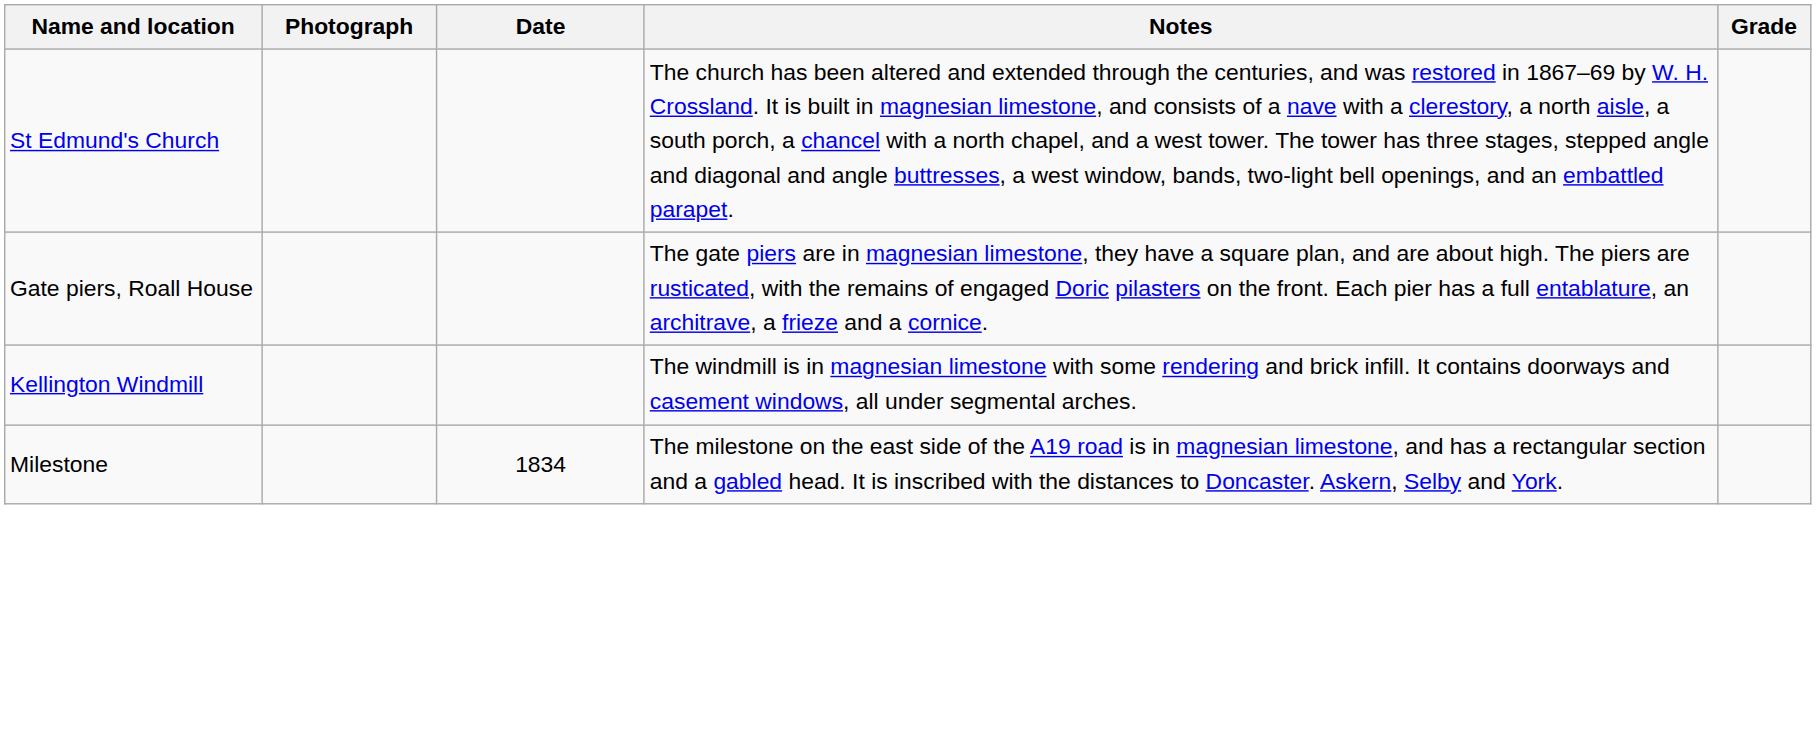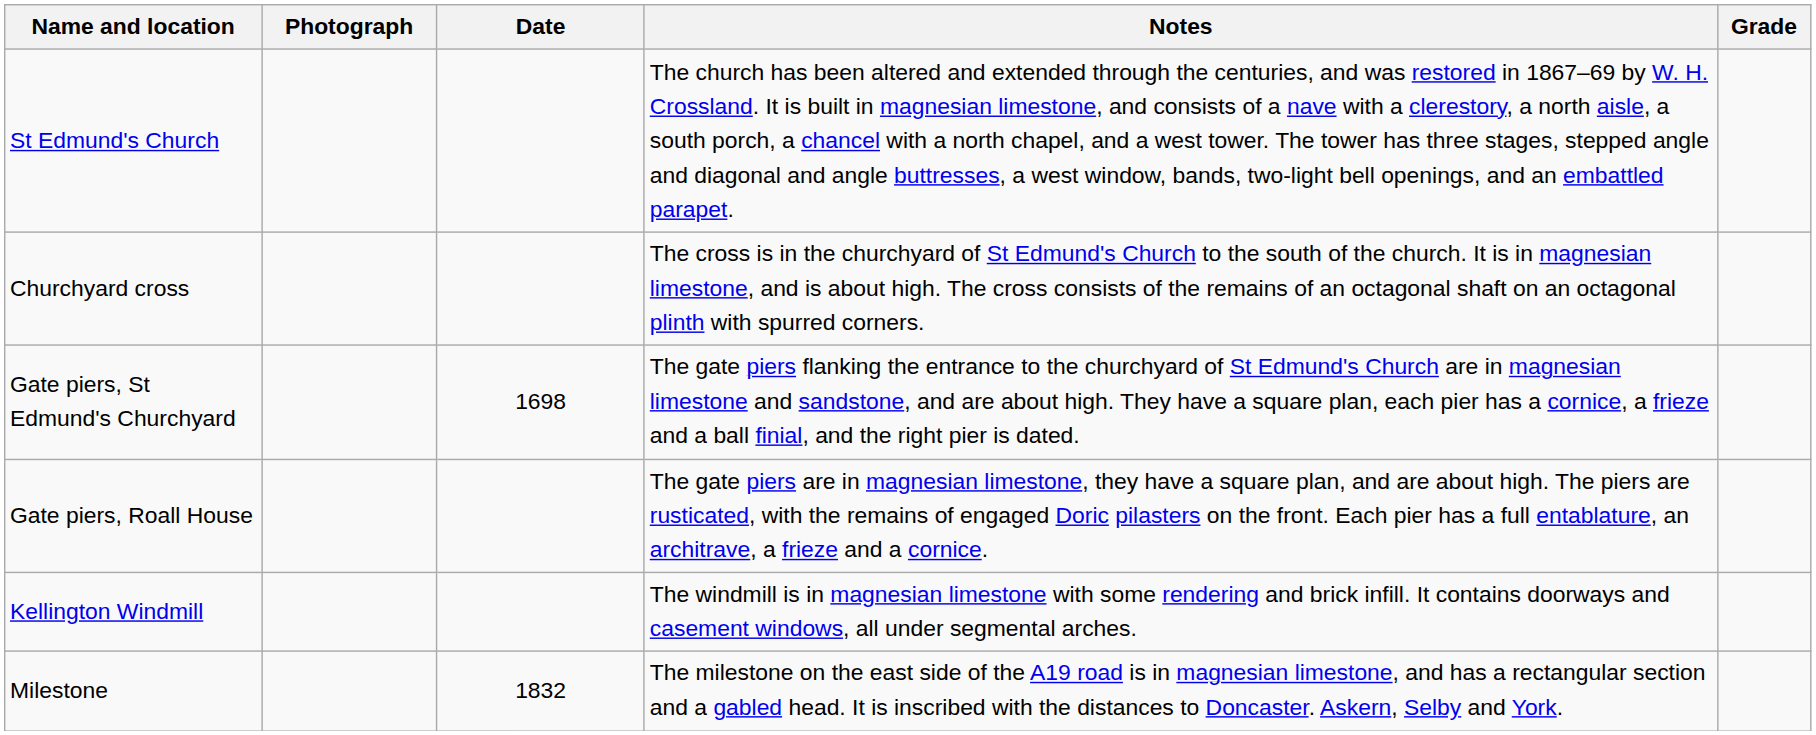+ row: (100, 288)
+ row: (123, 401)
(541, 463) 1834 -> (541, 690) 1832
